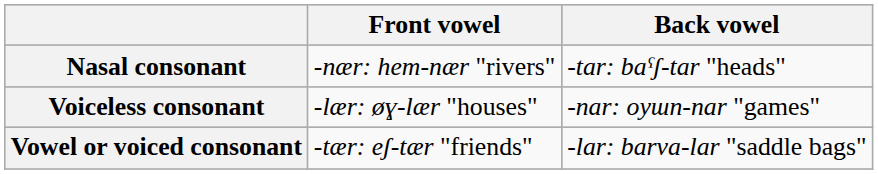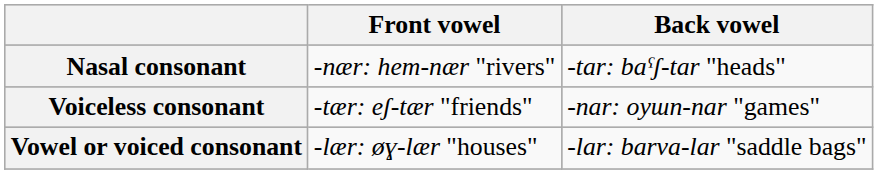(426, 106) -lær: øɣ-lær "houses" -> (423, 106) -tær: eʃ-tær "friends"
(423, 147) -tær: eʃ-tær "friends" -> (426, 147) -lær: øɣ-lær "houses"
